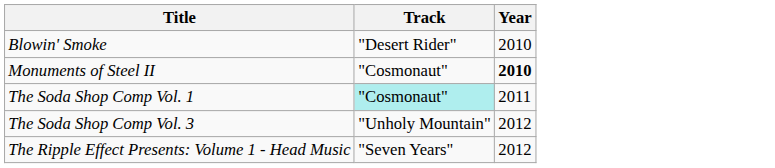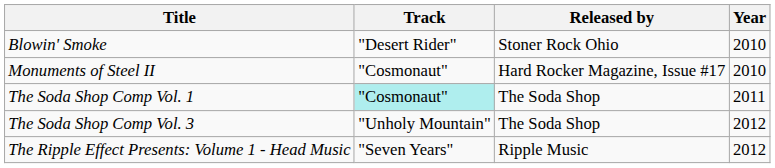+ column: (612, 17)
(515, 70) bold -> (750, 70) normal
